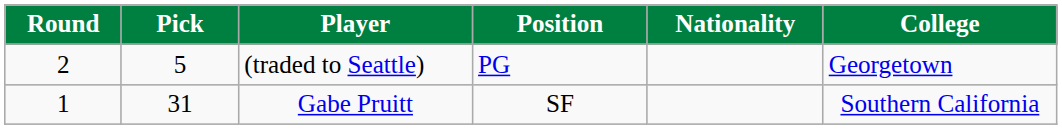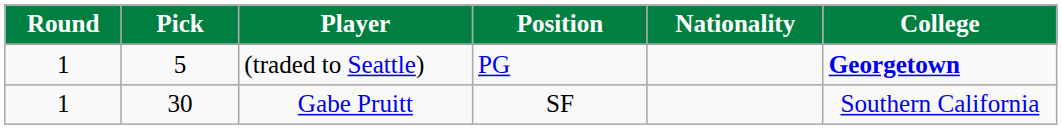(63, 64) 2 -> (63, 64) 1
(891, 64) normal -> (894, 64) bold
(180, 104) 31 -> (180, 104) 30
